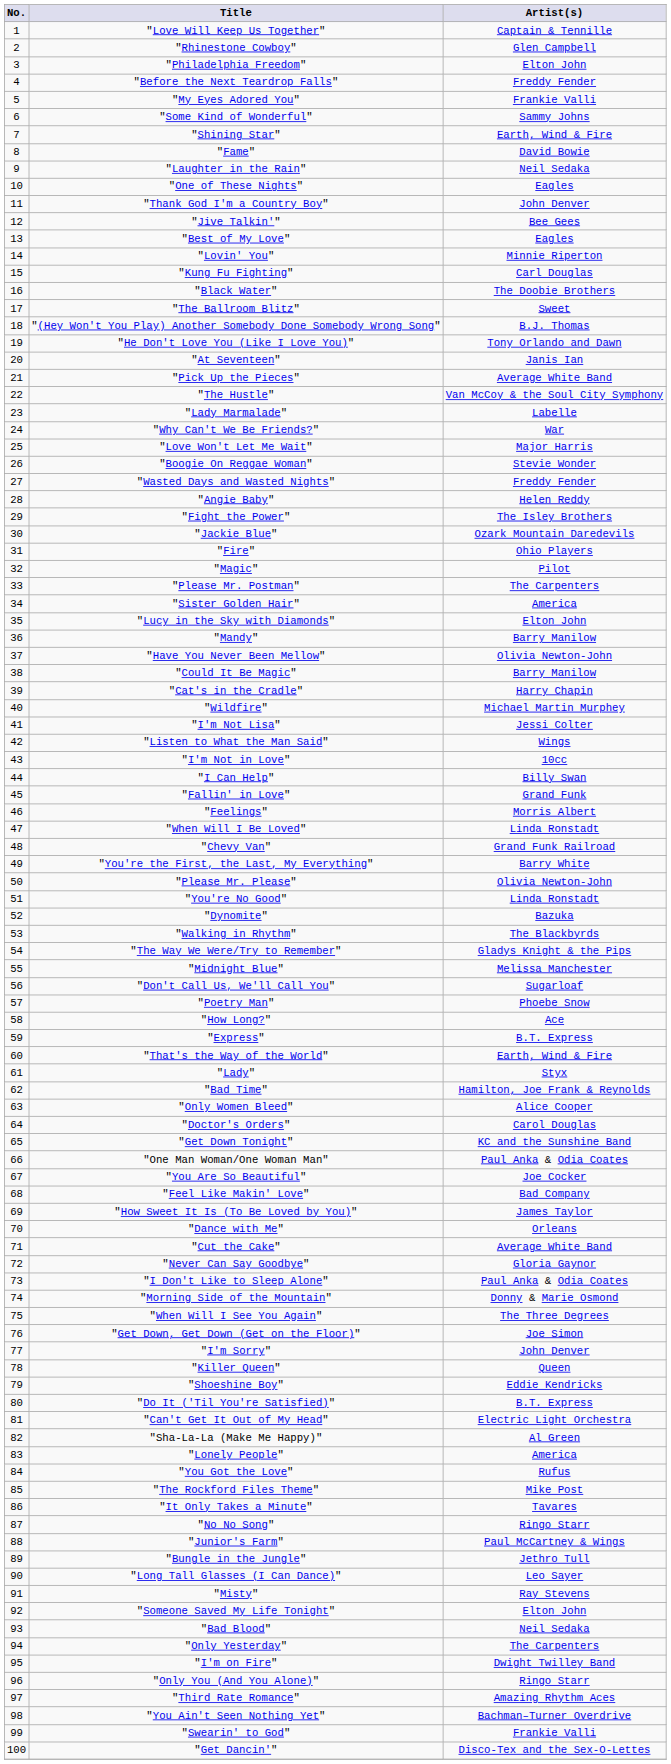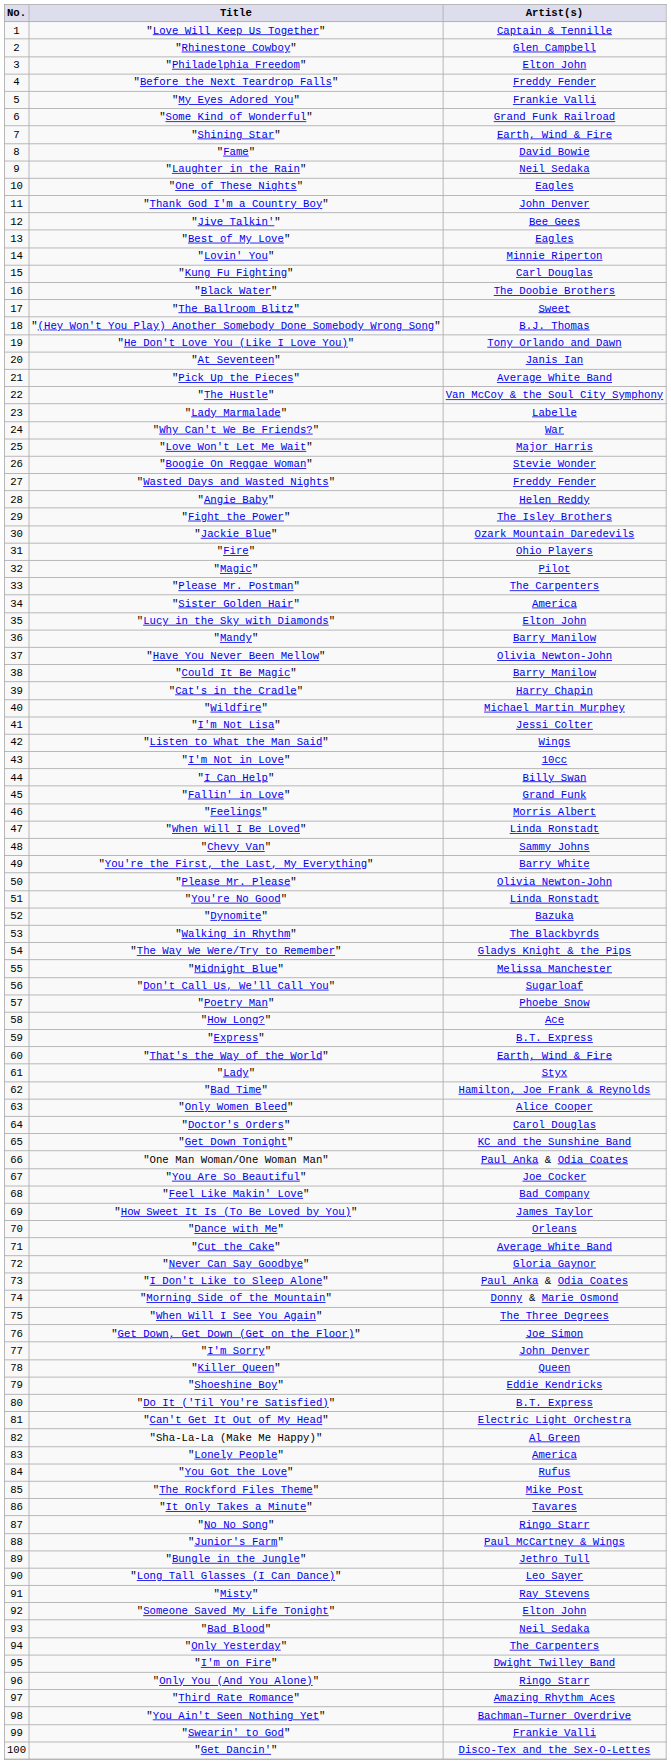(554, 117) Sammy Johns -> (554, 117) Grand Funk Railroad
(554, 847) Grand Funk Railroad -> (554, 847) Sammy Johns
